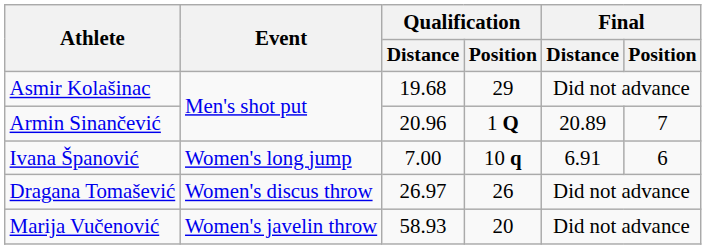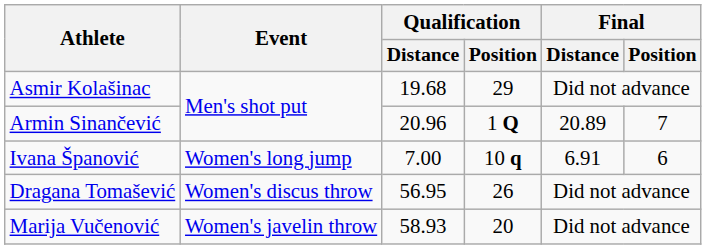(423, 192) 26.97 -> (423, 192) 56.95
